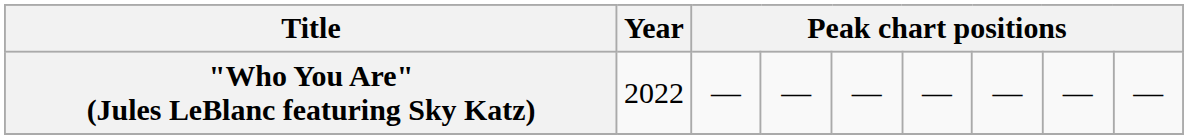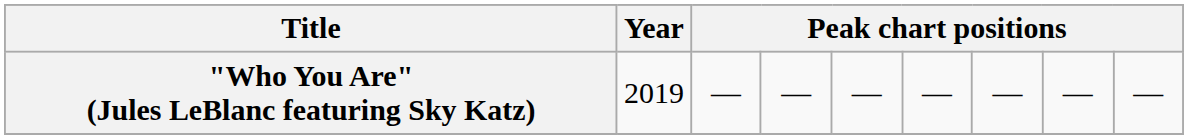(654, 92) 2022 -> (654, 92) 2019
